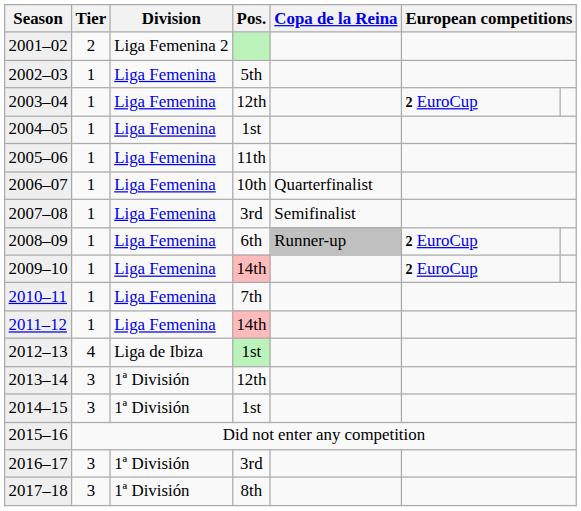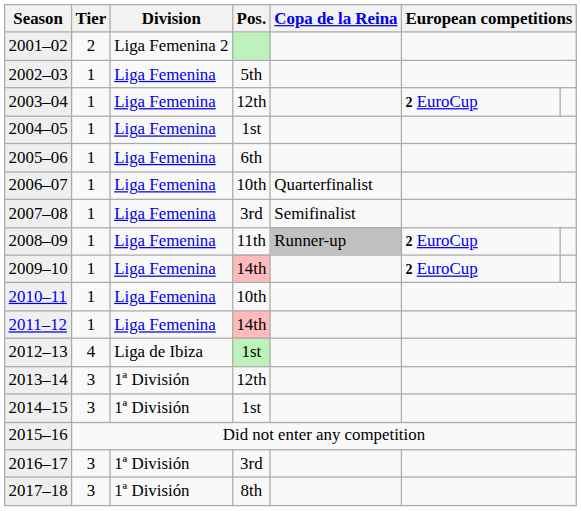(251, 157) 11th -> (251, 157) 6th
(251, 240) 6th -> (251, 240) 11th
(251, 296) 7th -> (251, 296) 10th
